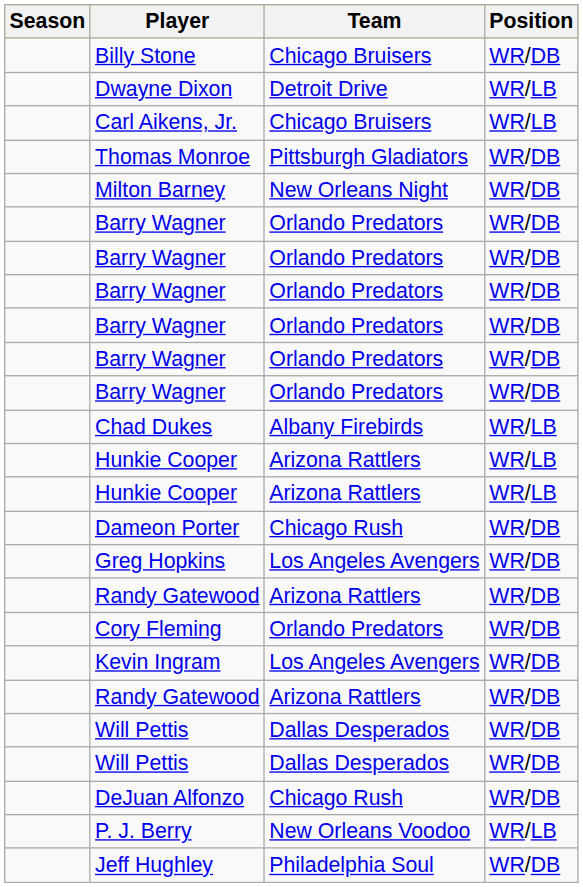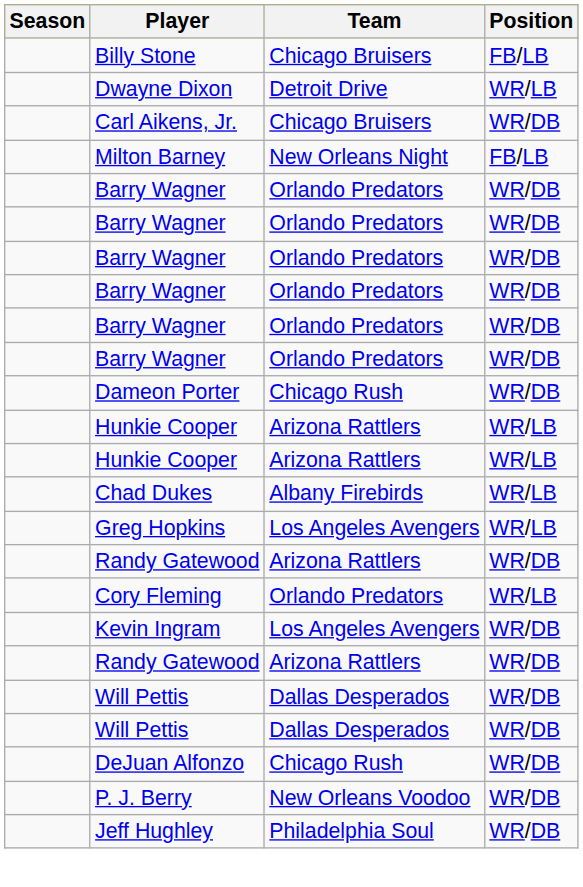(525, 55) WR/DB -> (519, 55) FB/LB
(523, 122) WR/LB -> (525, 122) WR/DB
- row: (173, 156)
(525, 190) WR/DB -> (519, 156) FB/LB
rows swapped: (154, 426) <-> (167, 527)
(525, 561) WR/DB -> (523, 527) WR/LB
(525, 628) WR/DB -> (523, 595) WR/LB
(523, 831) WR/LB -> (525, 797) WR/DB
